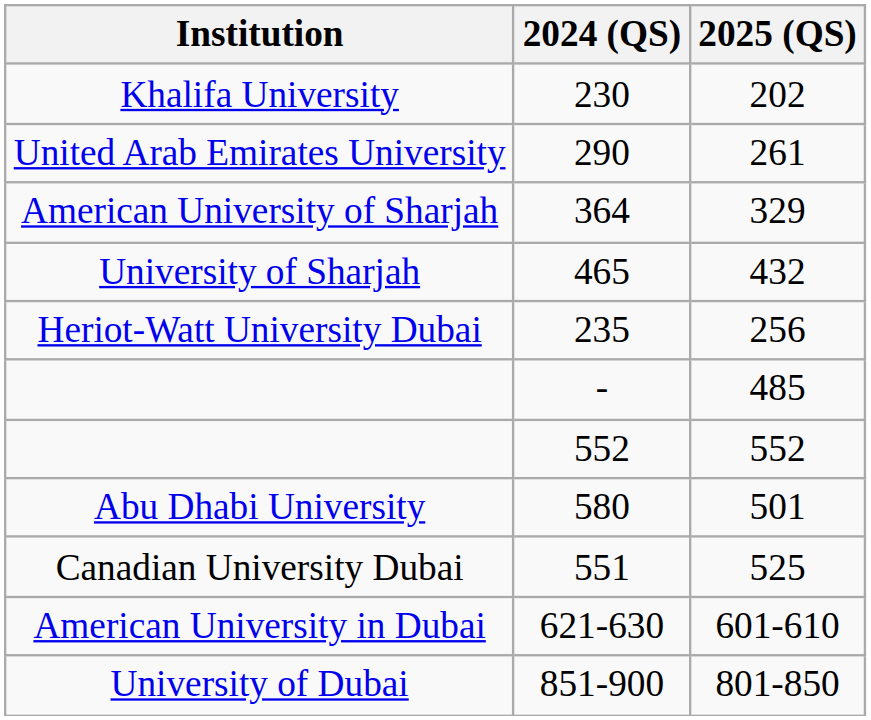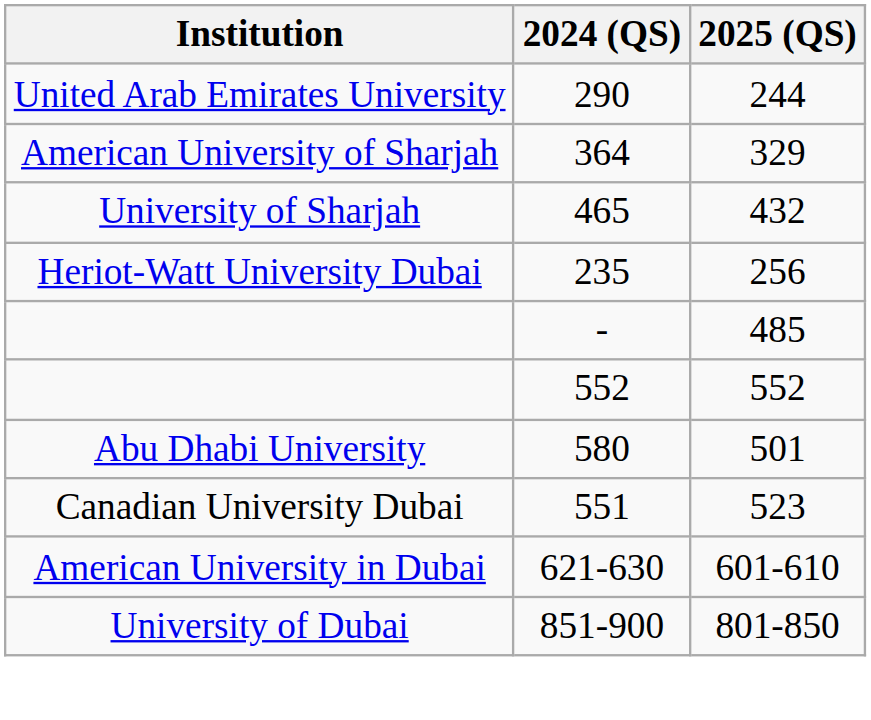- row: (260, 93)
(778, 152) 261 -> (778, 93) 244
(778, 566) 525 -> (778, 507) 523
